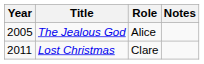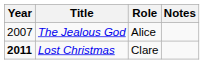(20, 31) 2005 -> (20, 31) 2007
(19, 50) normal -> (20, 50) bold
